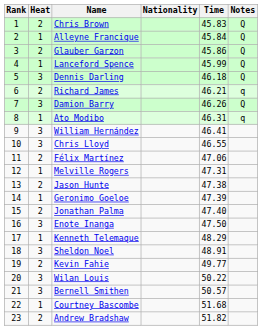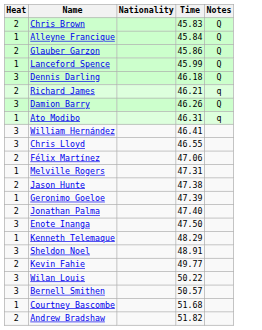- column: (16, 11)
